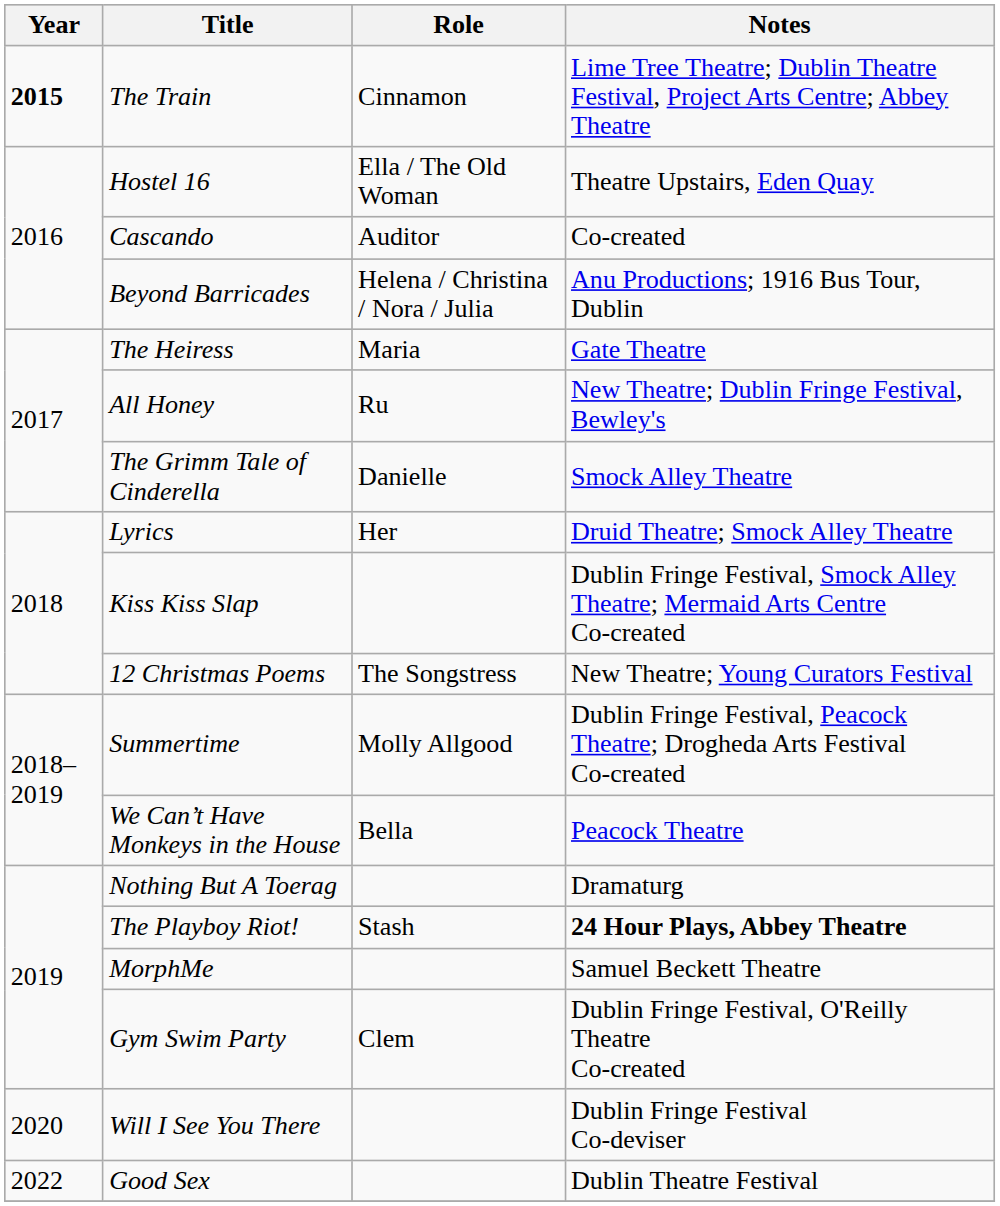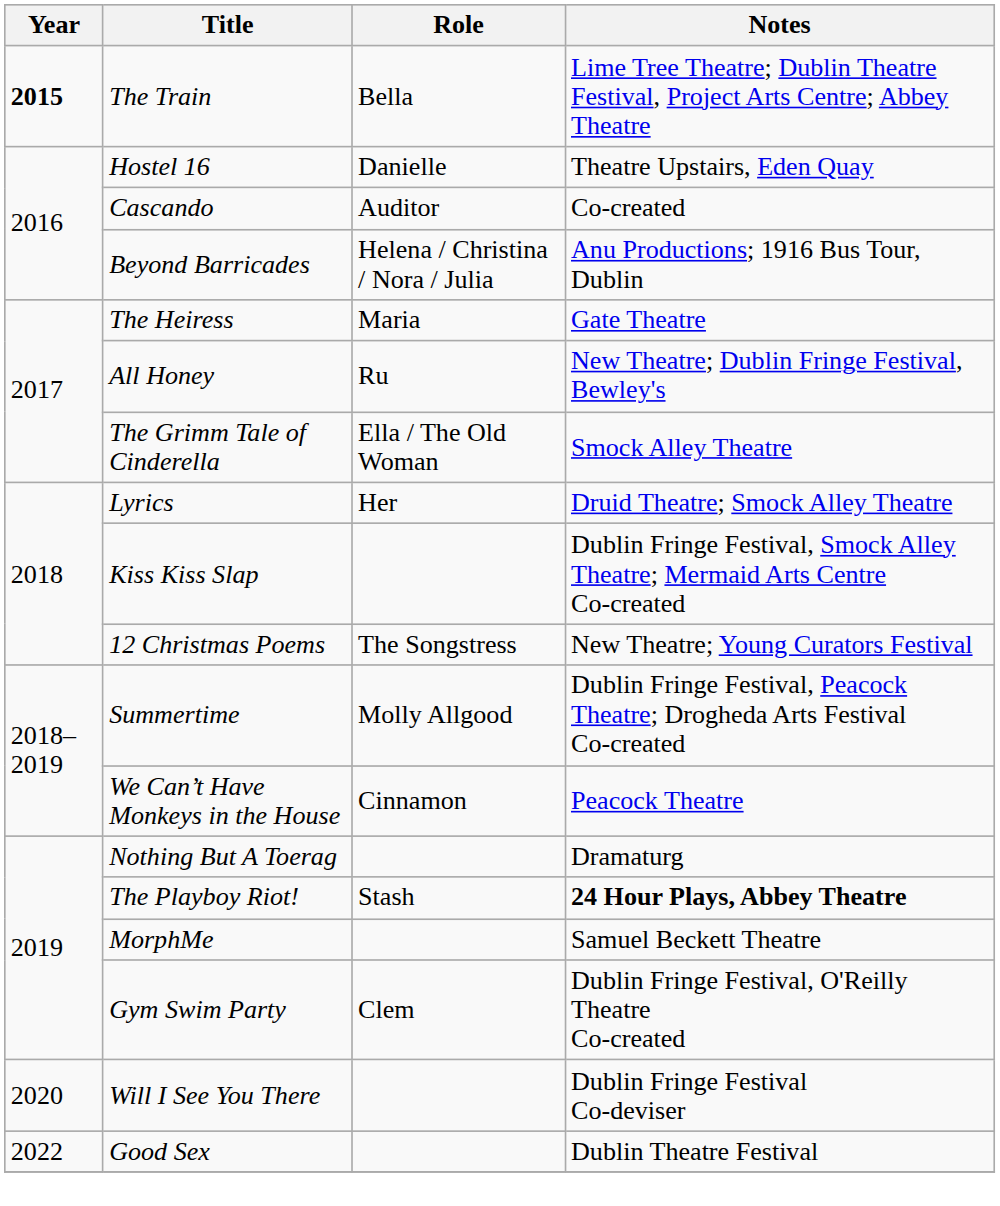(412, 95) Cinnamon -> (386, 95) Bella
(432, 181) Ella / The Old Woman -> (402, 166) Danielle
(402, 476) Danielle -> (432, 446) Ella / The Old Woman
(386, 829) Bella -> (412, 800) Cinnamon
